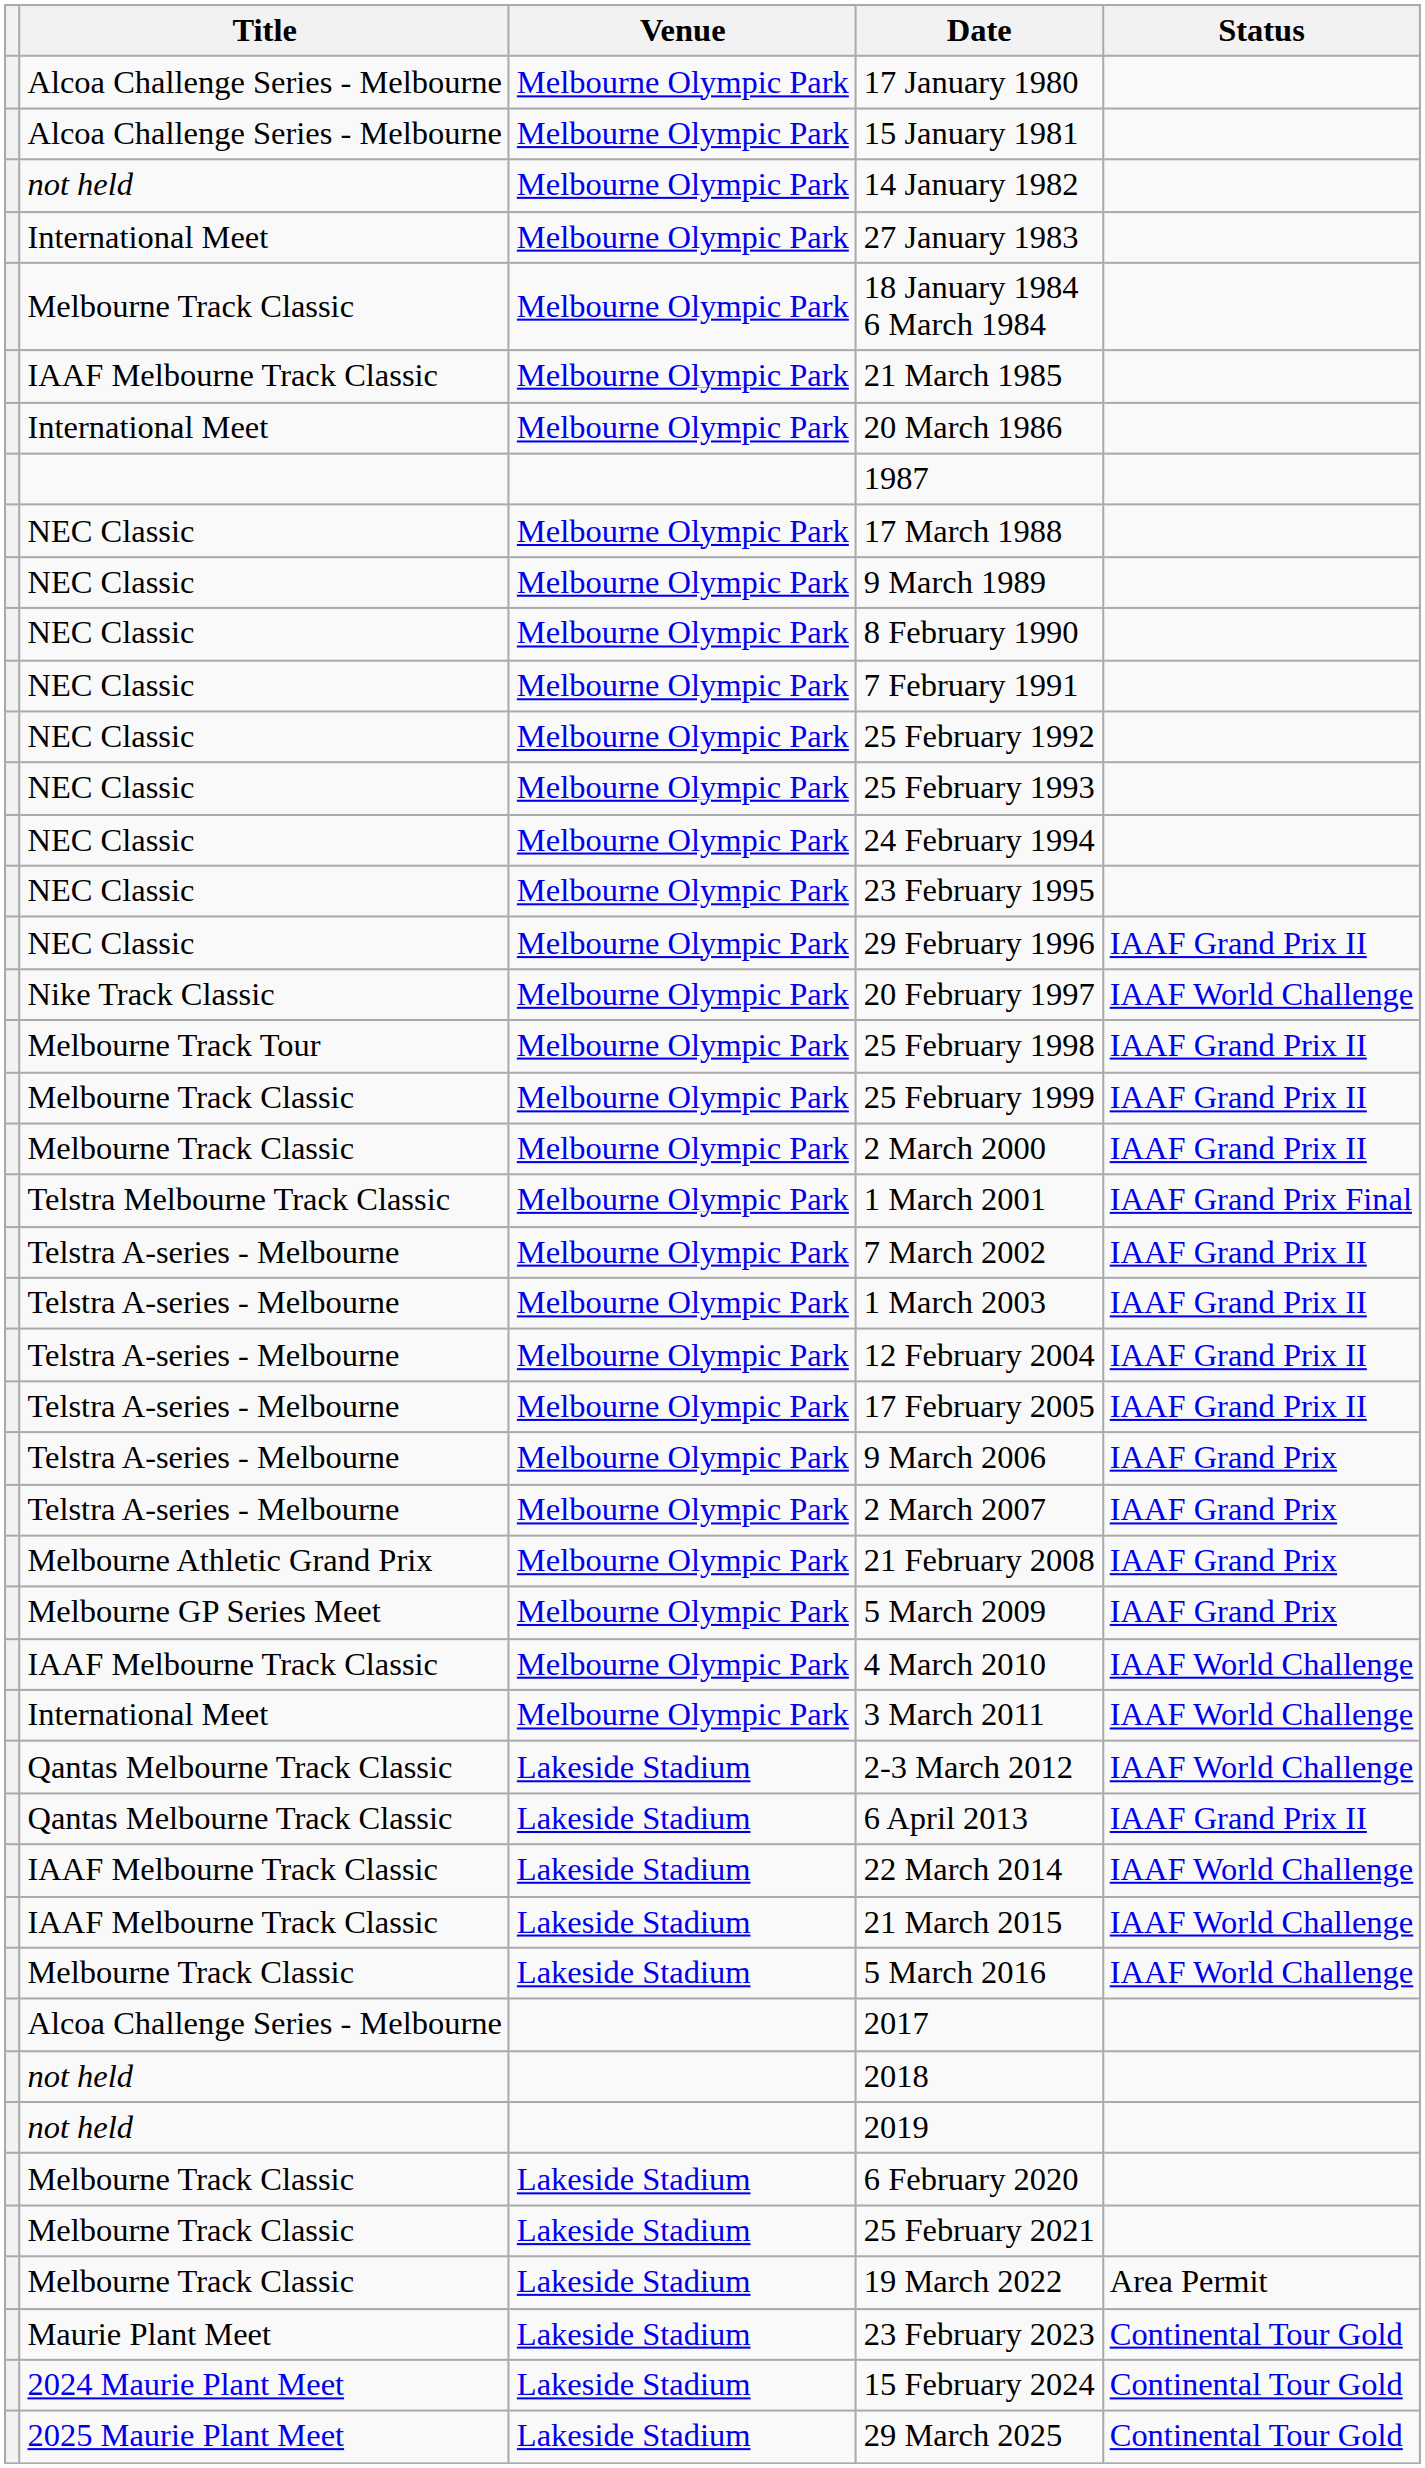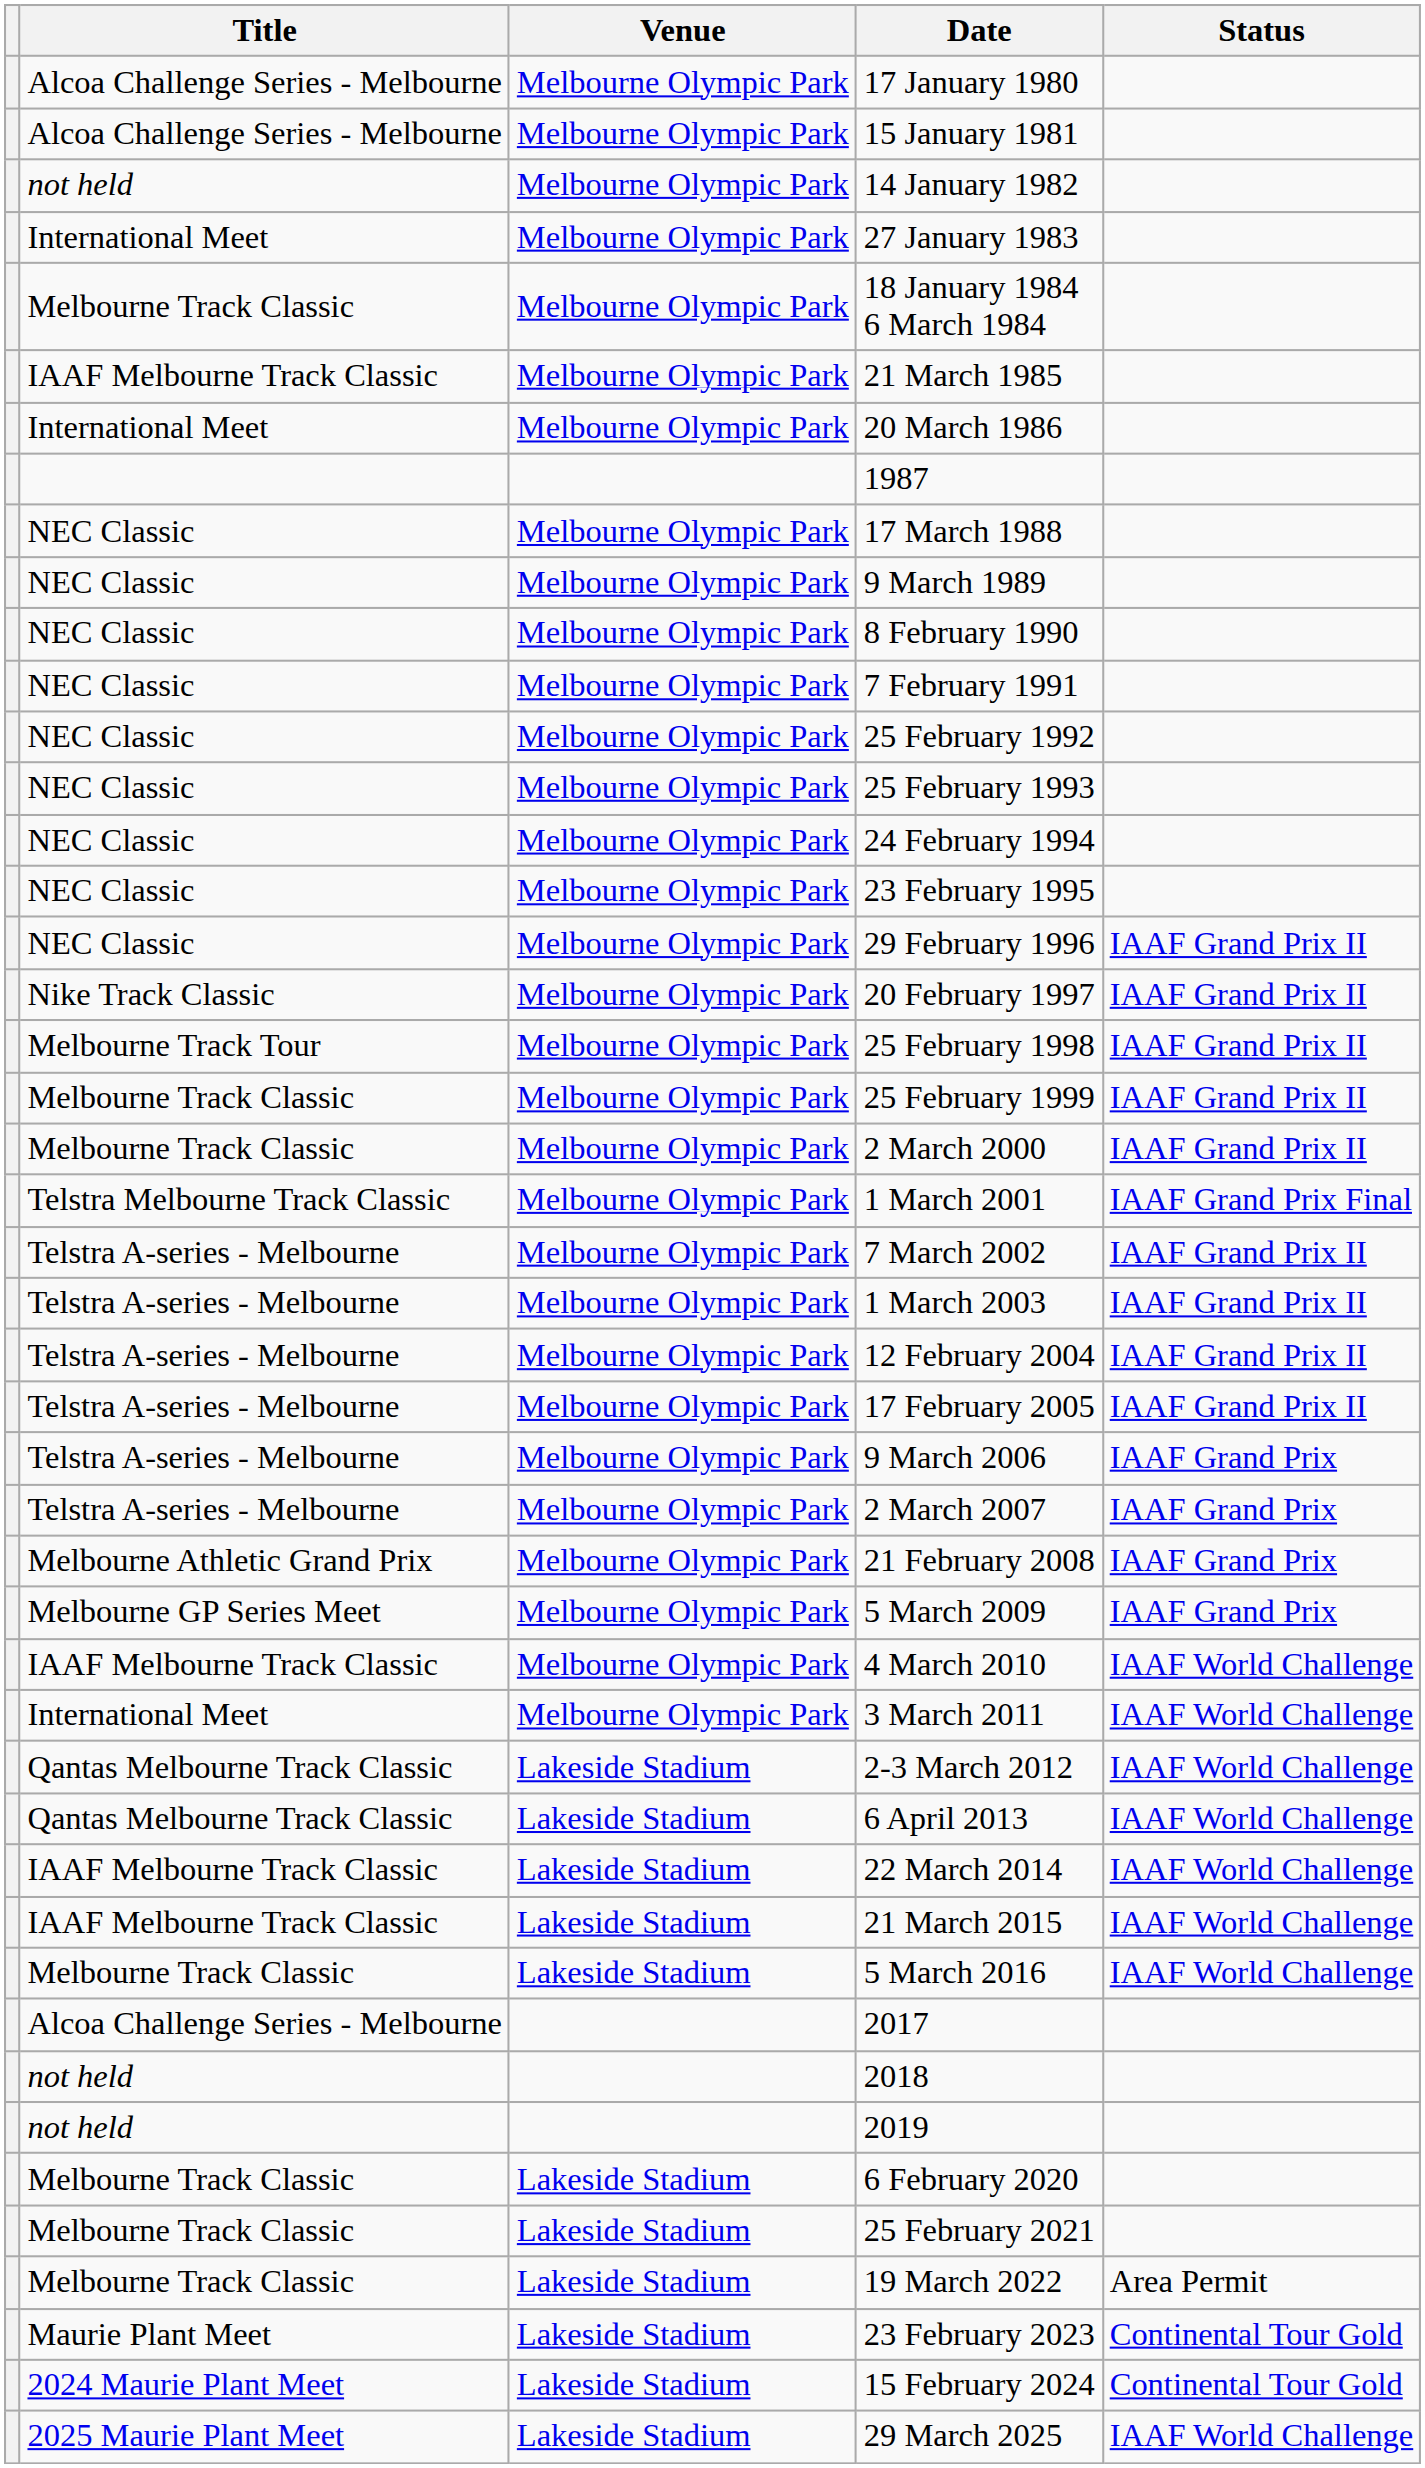(1261, 993) IAAF World Challenge -> (1238, 993) IAAF Grand Prix II
(1238, 1818) IAAF Grand Prix II -> (1261, 1818) IAAF World Challenge
(1256, 2436) Continental Tour Gold -> (1261, 2436) IAAF World Challenge
